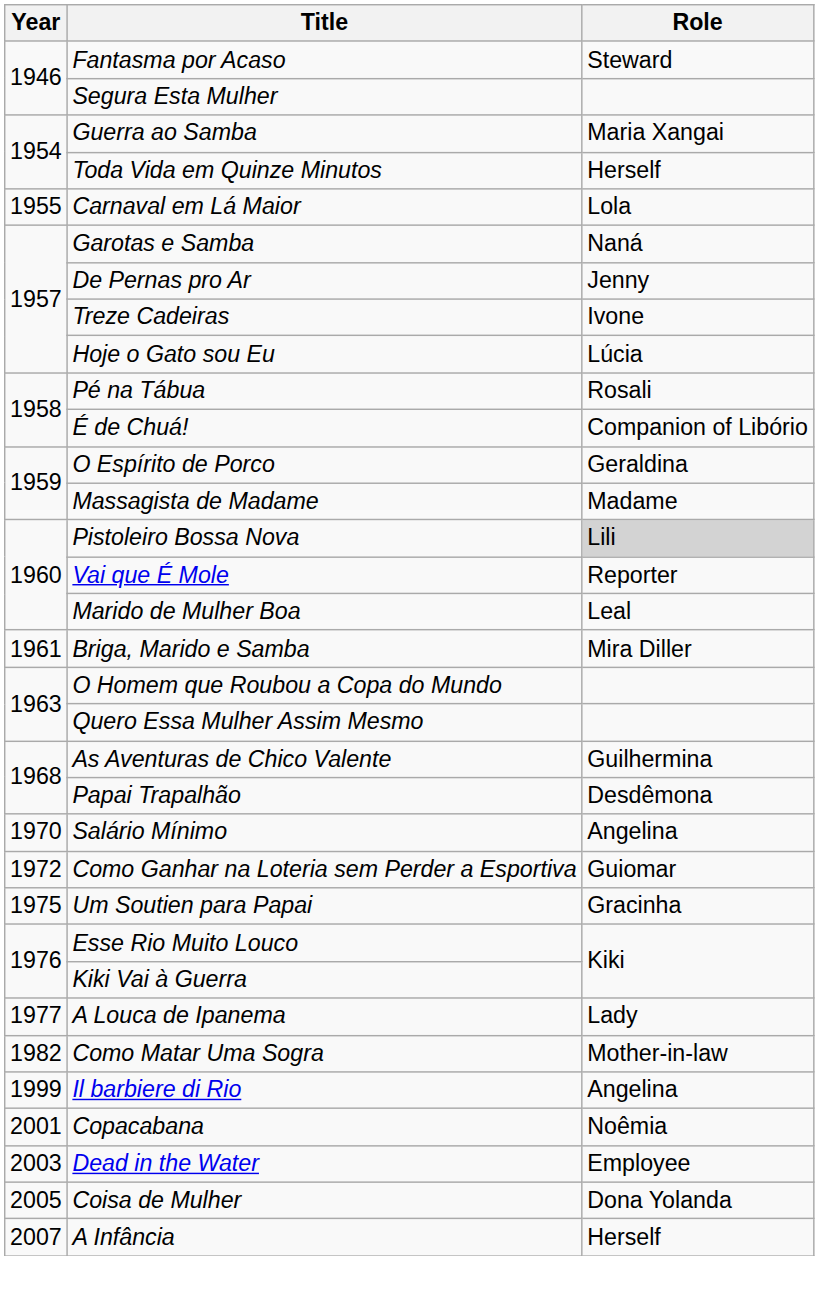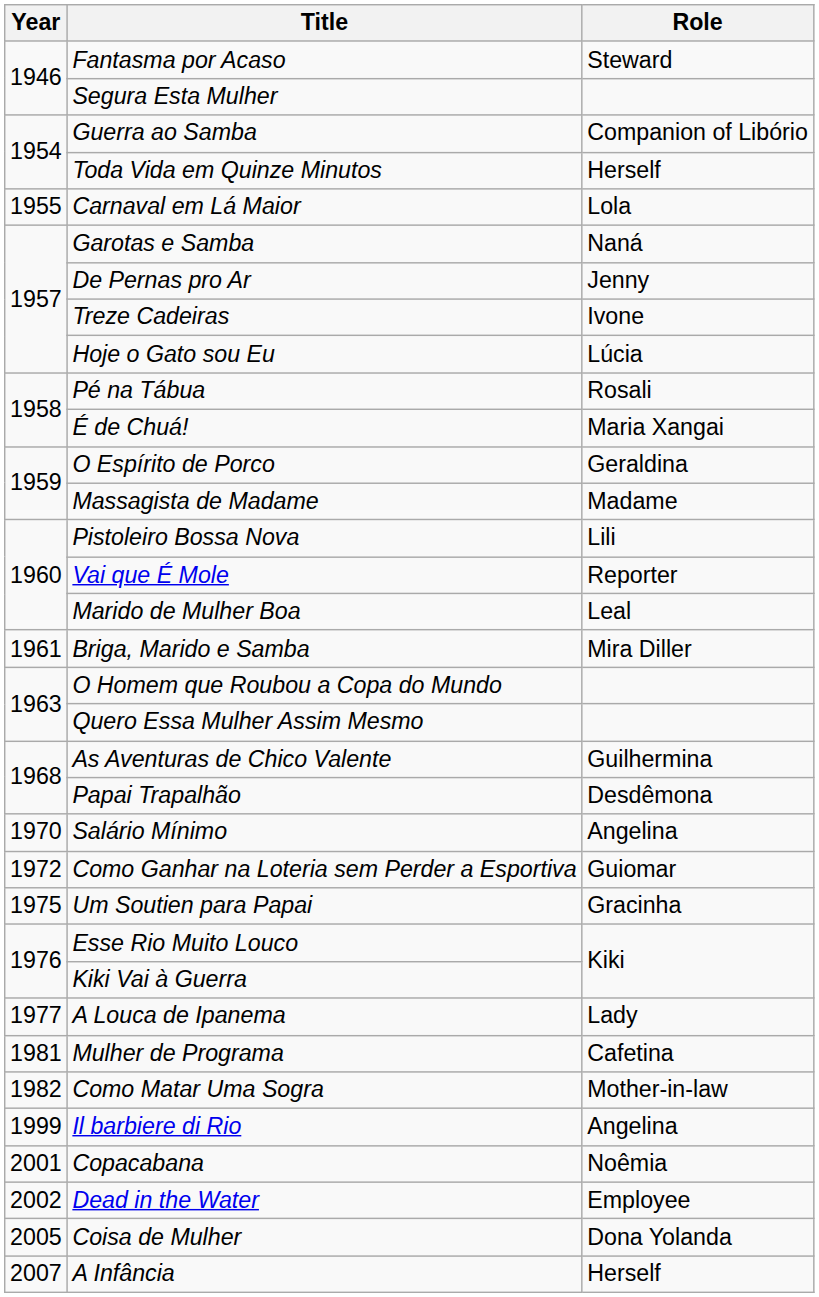(656, 133) Maria Xangai -> (698, 133) Companion of Libório
(698, 427) Companion of Libório -> (656, 427) Maria Xangai
(601, 538) lightgrey background -> (601, 538) no background
+ row: (178, 1053)
(36, 1163) 2003 -> (36, 1200) 2002
